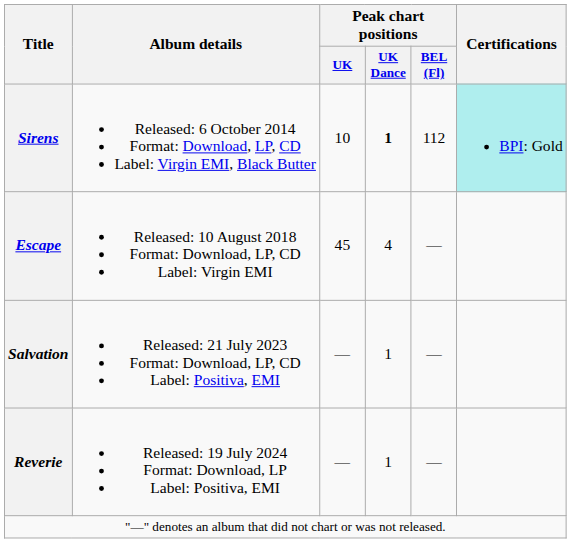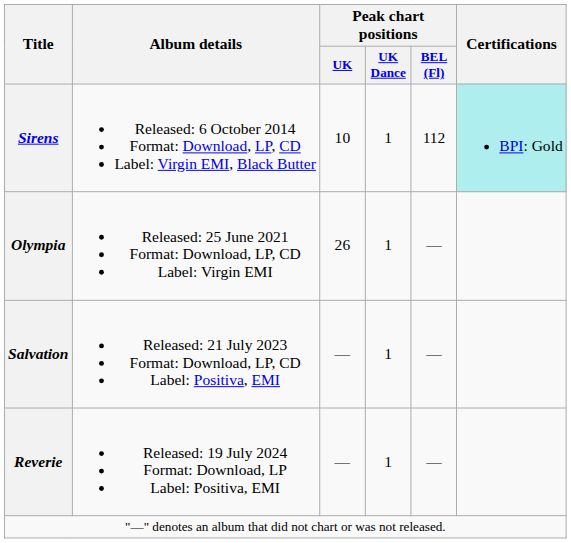(388, 137) bold -> (388, 137) normal
- row: (38, 245)
+ row: (38, 245)
